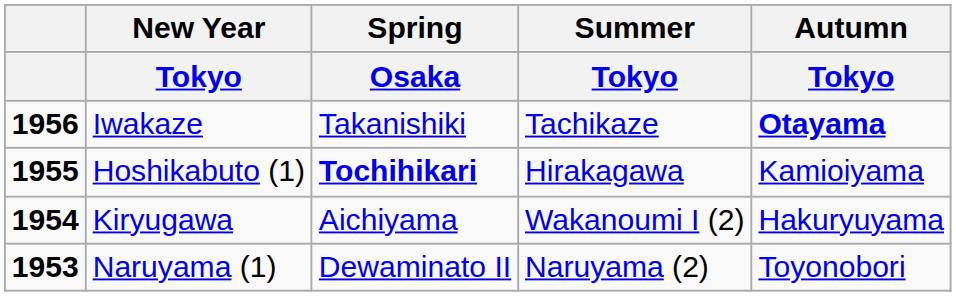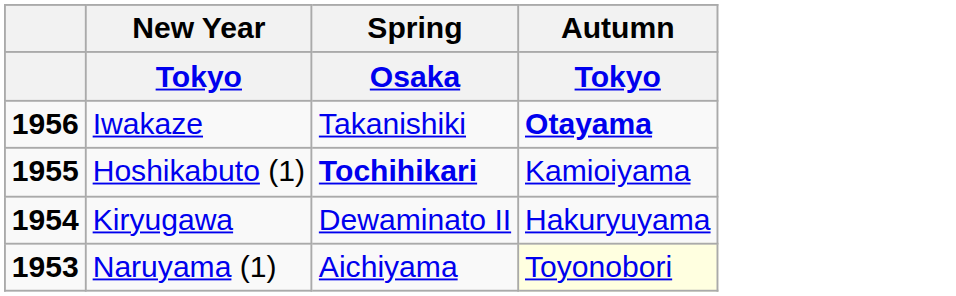- column: (635, 76)
(388, 219) Aichiyama -> (415, 219) Dewaminato II
(415, 266) Dewaminato II -> (388, 266) Aichiyama
(832, 266) no background -> (599, 266) lightyellow background
